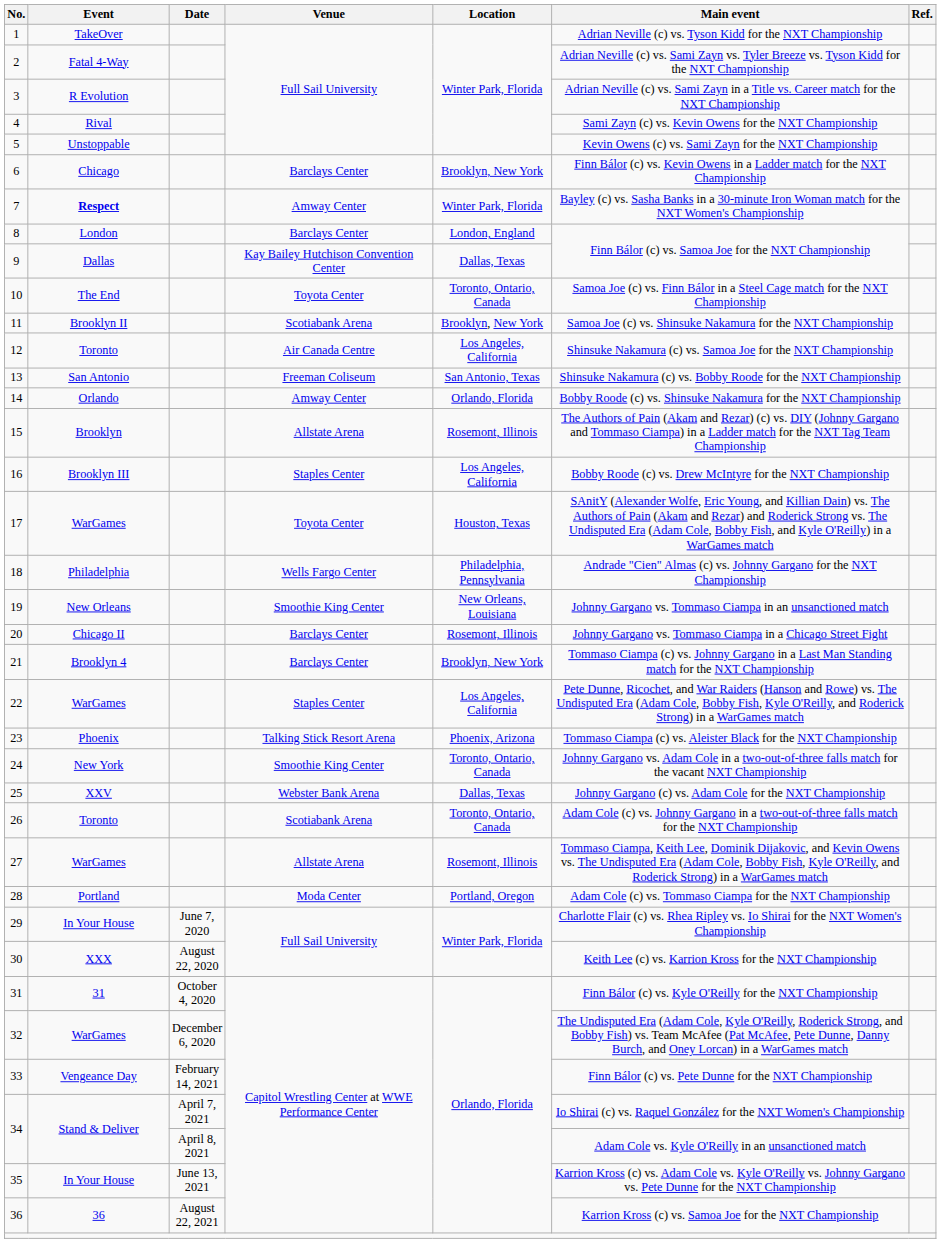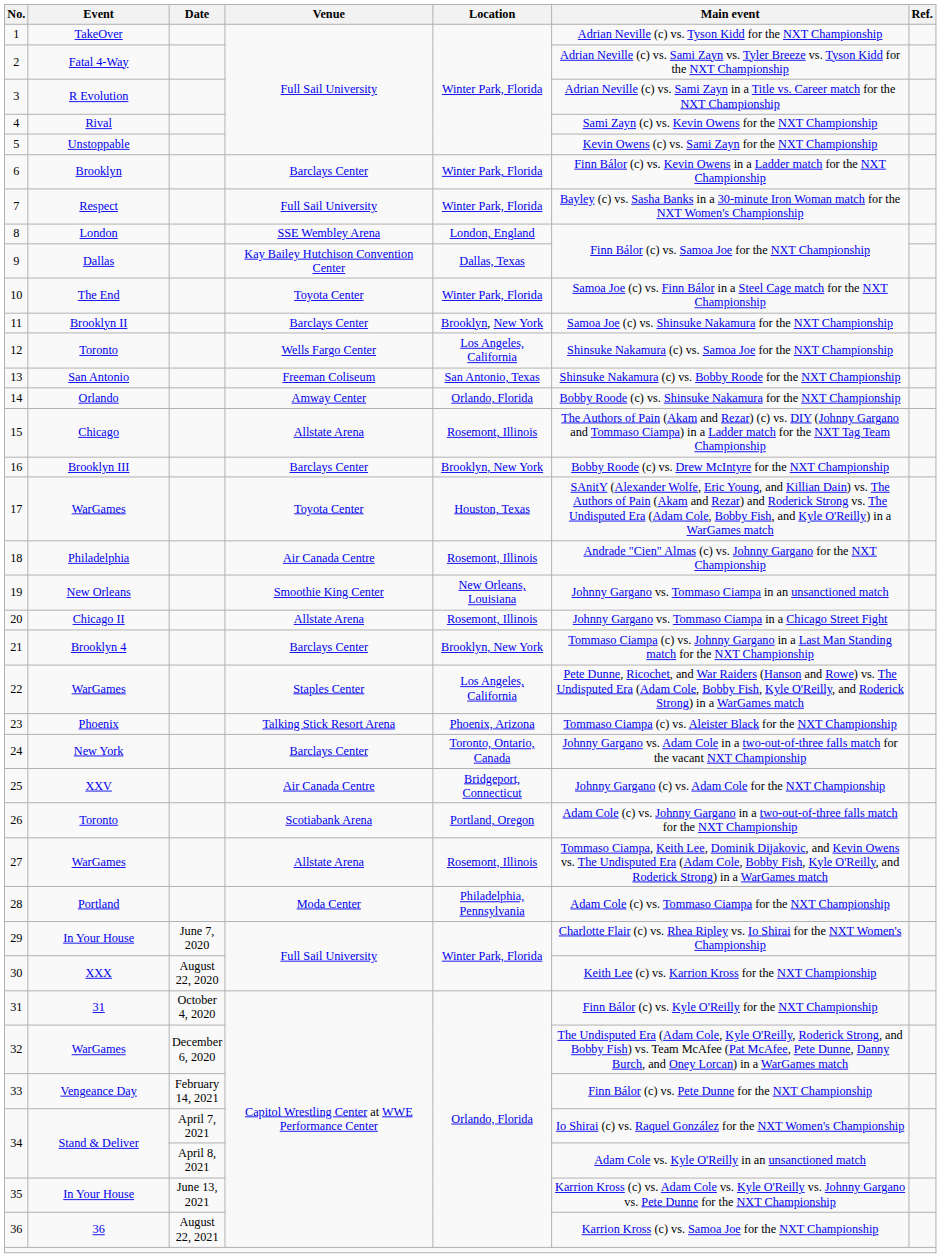(99, 171) Chicago -> (99, 171) Brooklyn
(492, 171) Brooklyn, New York -> (492, 171) Winter Park, Florida
(99, 205) bold -> (99, 205) normal
(329, 205) Amway Center -> (329, 205) Full Sail University
(329, 233) Barclays Center -> (329, 233) SSE Wembley Arena
(492, 295) Toronto, Ontario, Canada -> (492, 295) Winter Park, Florida
(329, 322) Scotiabank Arena -> (329, 322) Barclays Center
(329, 350) Air Canada Centre -> (329, 350) Wells Fargo Center
(99, 432) Brooklyn -> (99, 432) Chicago
(329, 474) Staples Center -> (329, 466) Barclays Center
(492, 474) Los Angeles, California -> (492, 466) Brooklyn, New York
(329, 572) Wells Fargo Center -> (329, 557) Air Canada Centre
(492, 572) Philadelphia, Pennsylvania -> (492, 557) Rosemont, Illinois
(329, 634) Barclays Center -> (329, 619) Allstate Arena
(329, 765) Smoothie King Center -> (329, 750) Barclays Center
(329, 792) Webster Bank Arena -> (329, 785) Air Canada Centre
(492, 792) Dallas, Texas -> (492, 785) Bridgeport, Connecticut
(492, 820) Toronto, Ontario, Canada -> (492, 820) Portland, Oregon
(492, 896) Portland, Oregon -> (492, 903) Philadelphia, Pennsylvania
